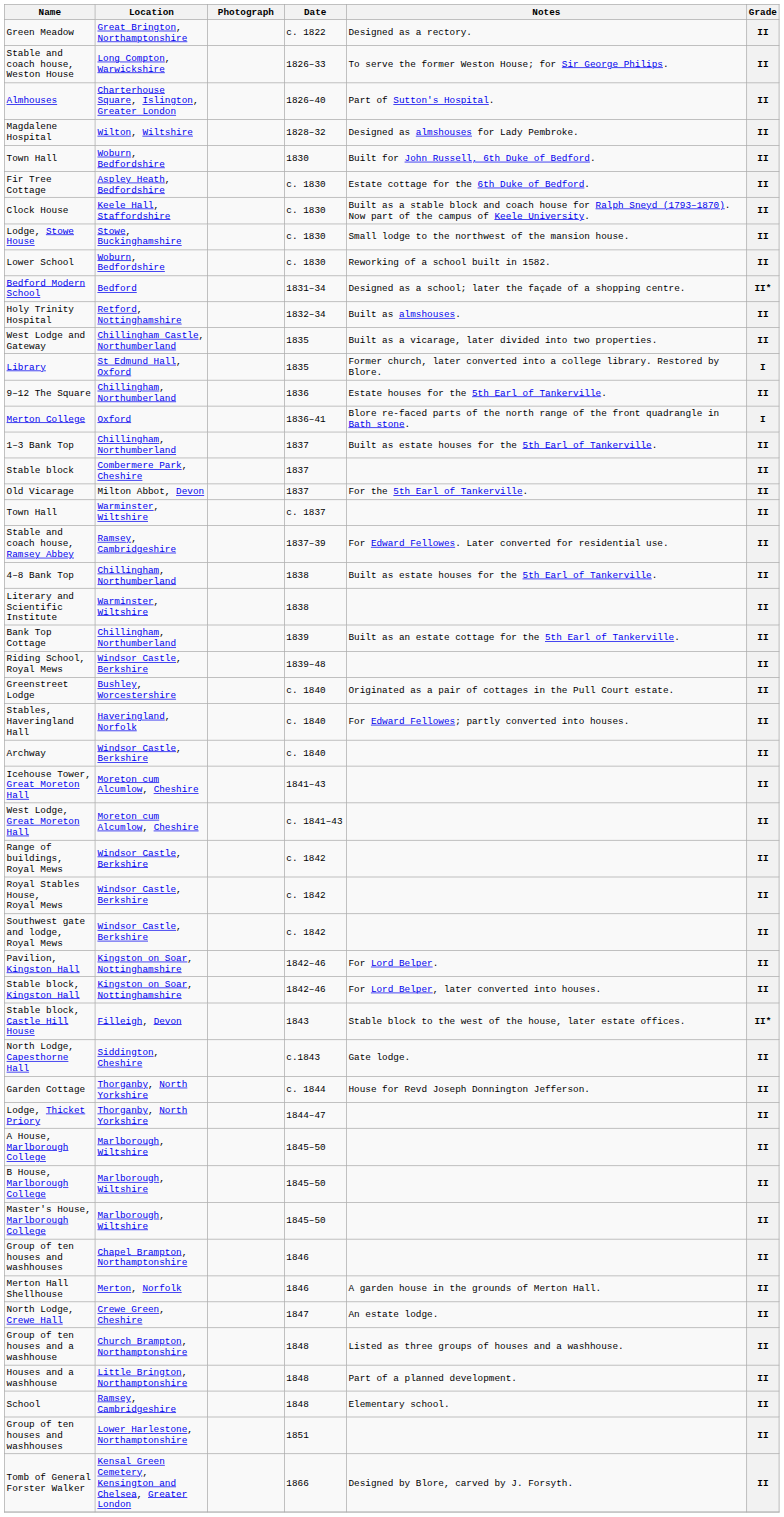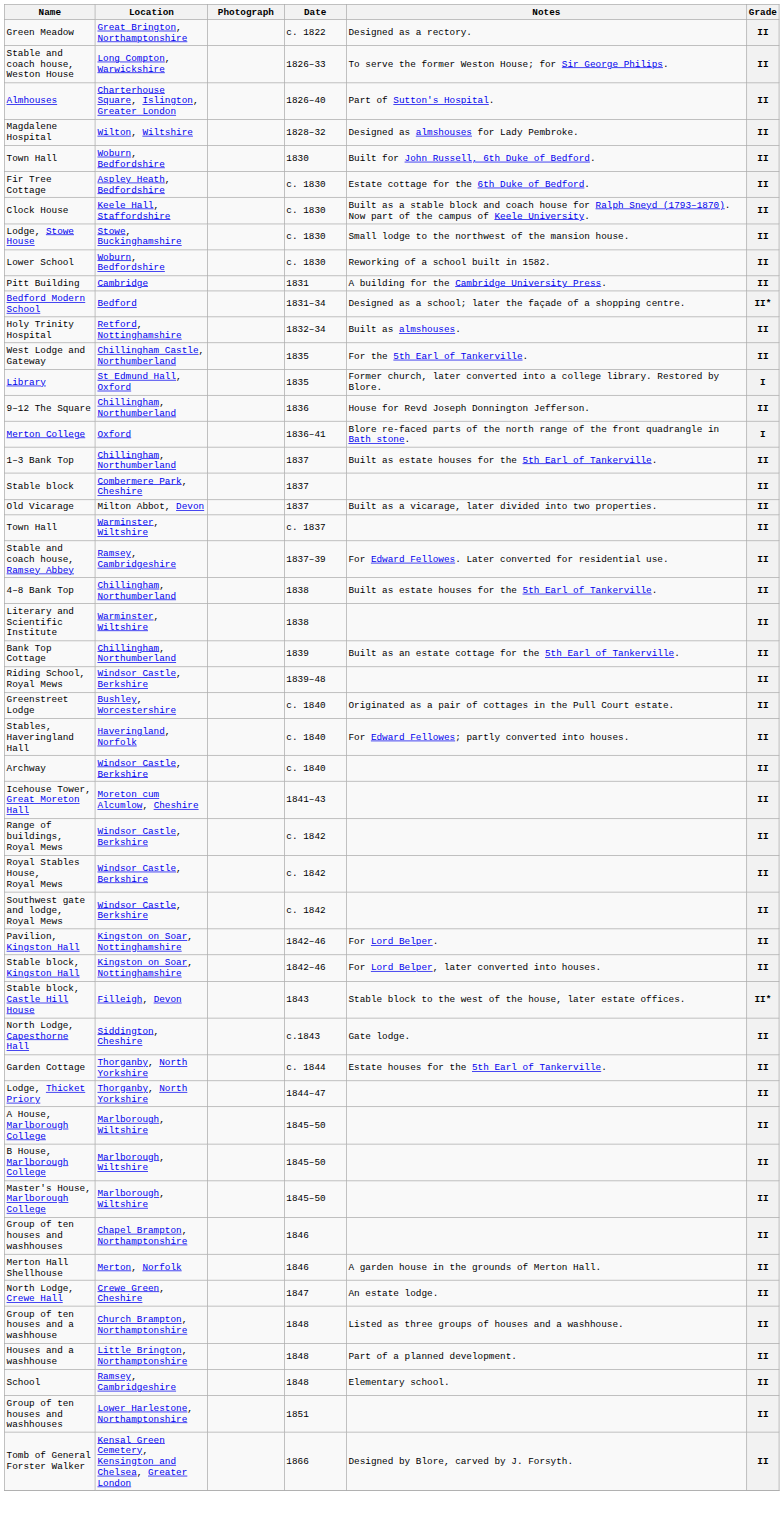+ row: (43, 283)
(503, 341) Built as a vicarage, later divided into two properties. -> (438, 356) For the 5th Earl of Tankerville.
(478, 393) Estate houses for the 5th Earl of Tankerville. -> (469, 408) House for Revd Joseph Donnington Jefferson.
(438, 492) For the 5th Earl of Tankerville. -> (503, 507) Built as a vicarage, later divided into two properties.
- row: (43, 822)
(469, 1089) House for Revd Joseph Donnington Jefferson. -> (478, 1068) Estate houses for the 5th Earl of Tankerville.
